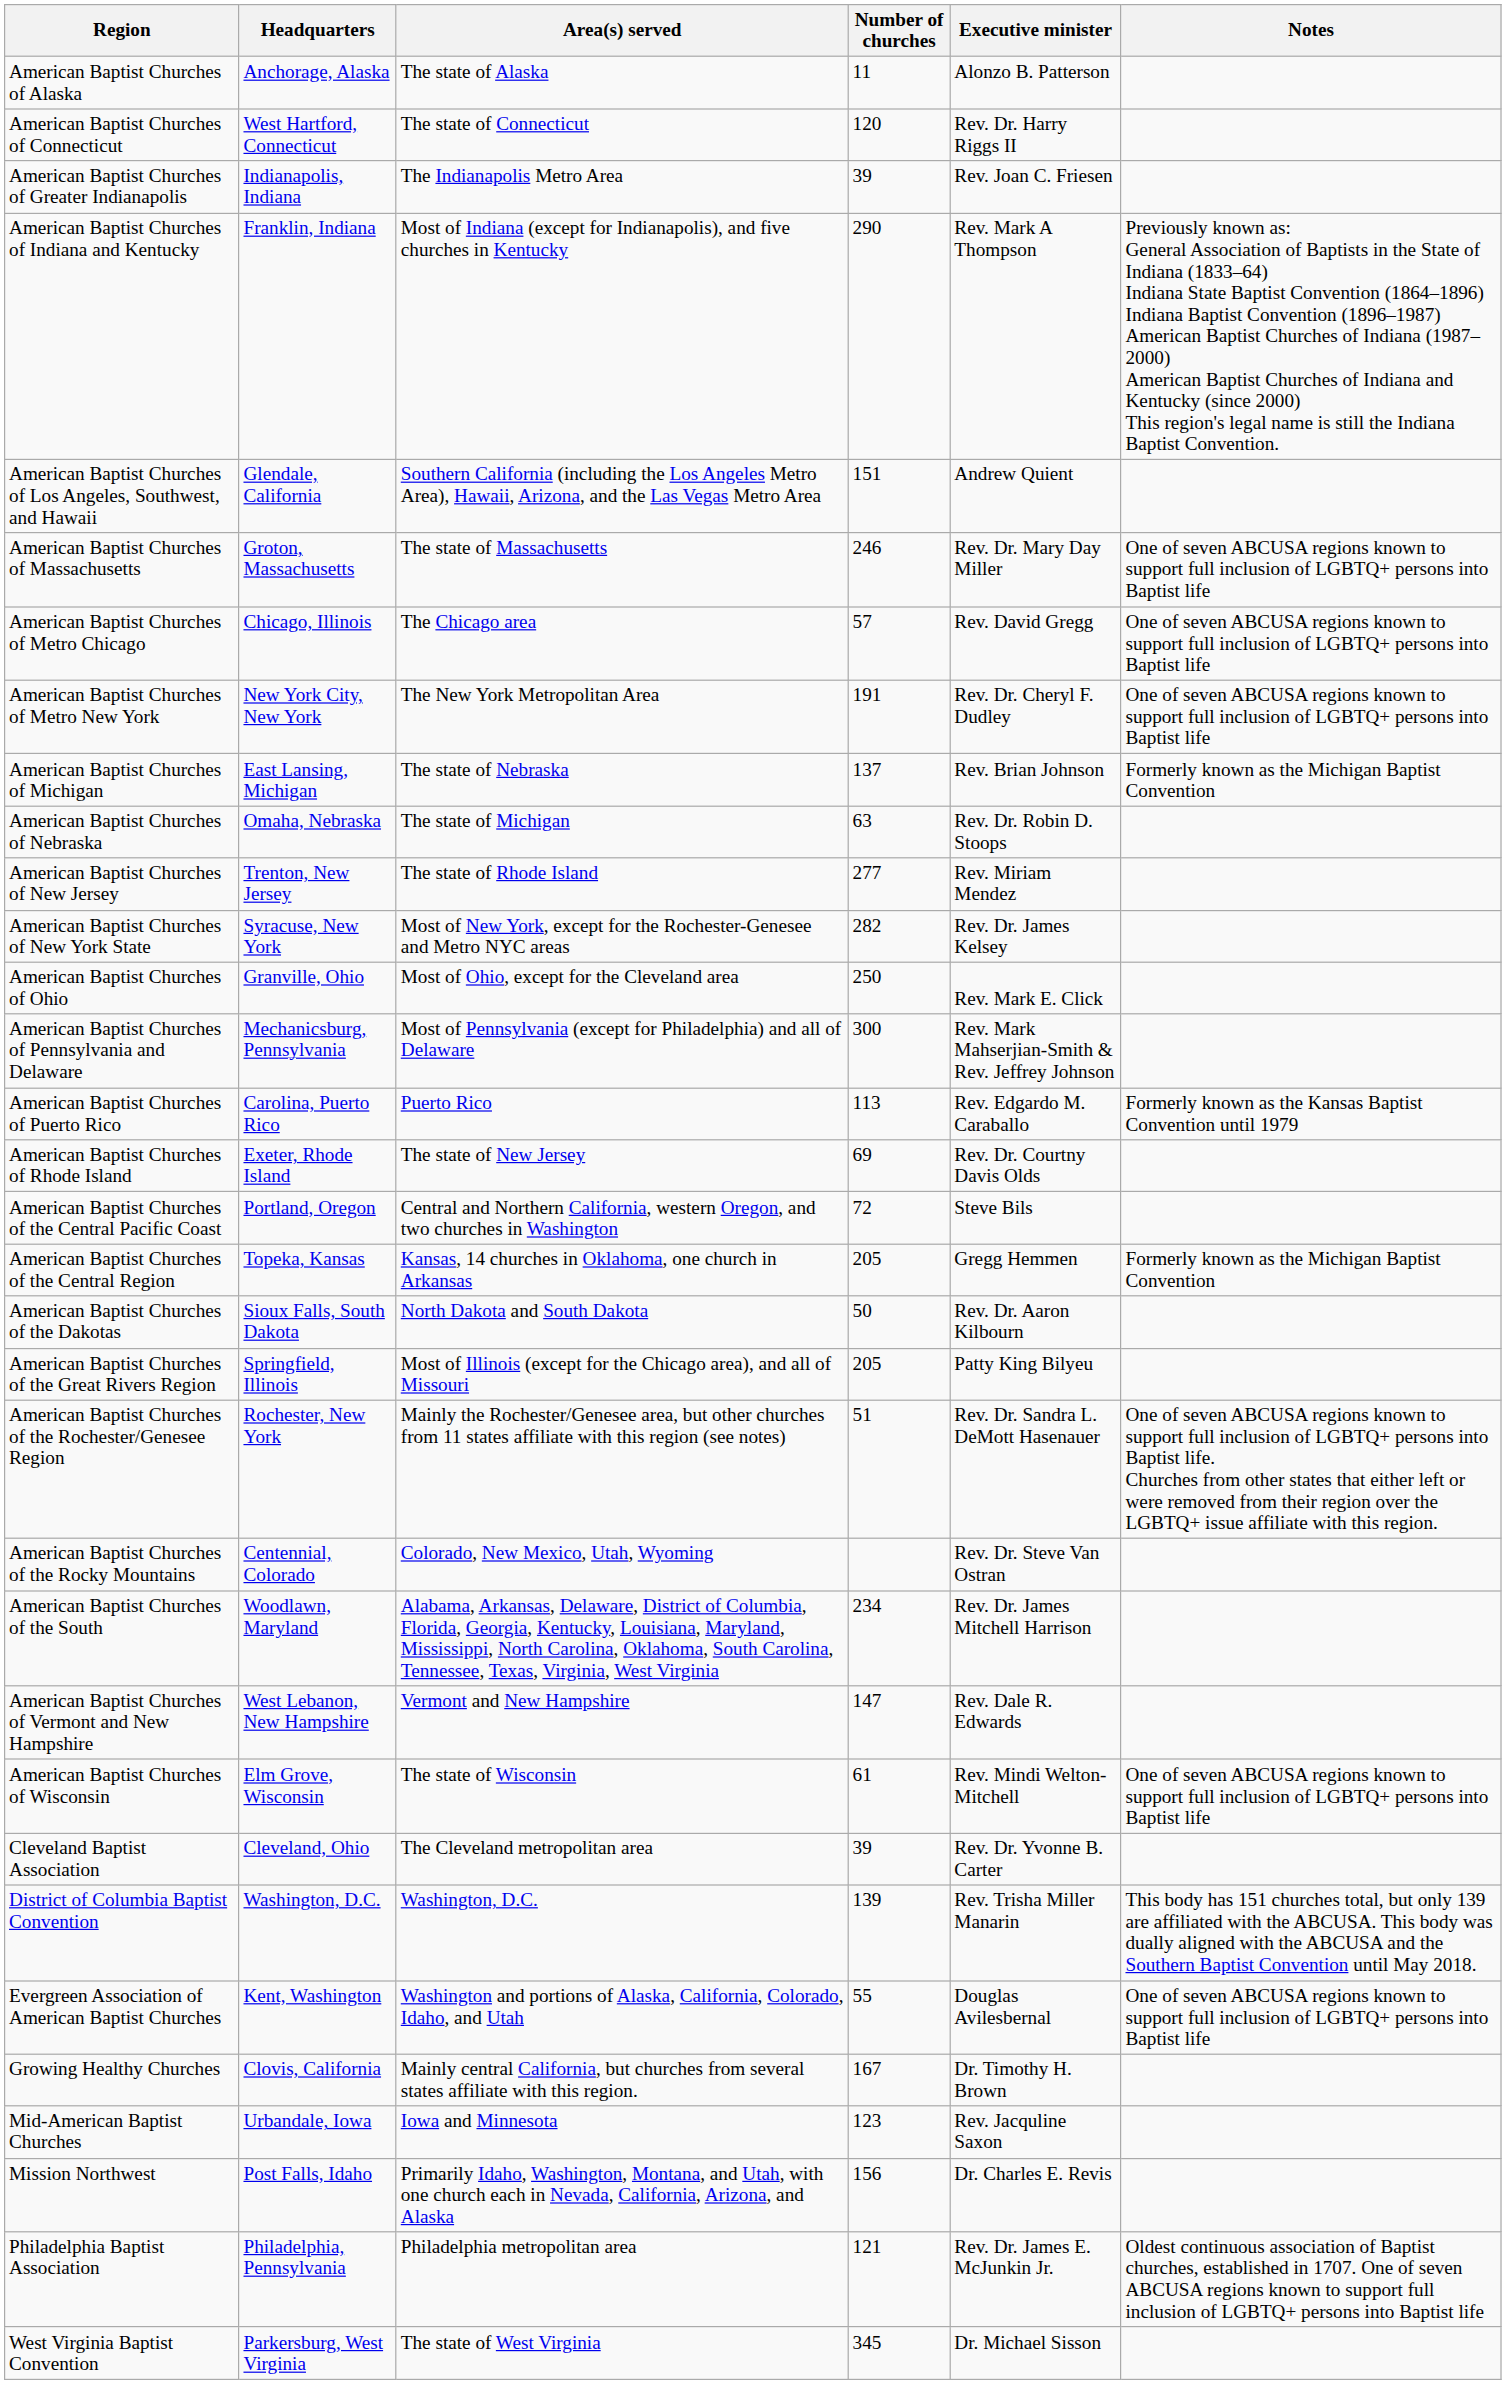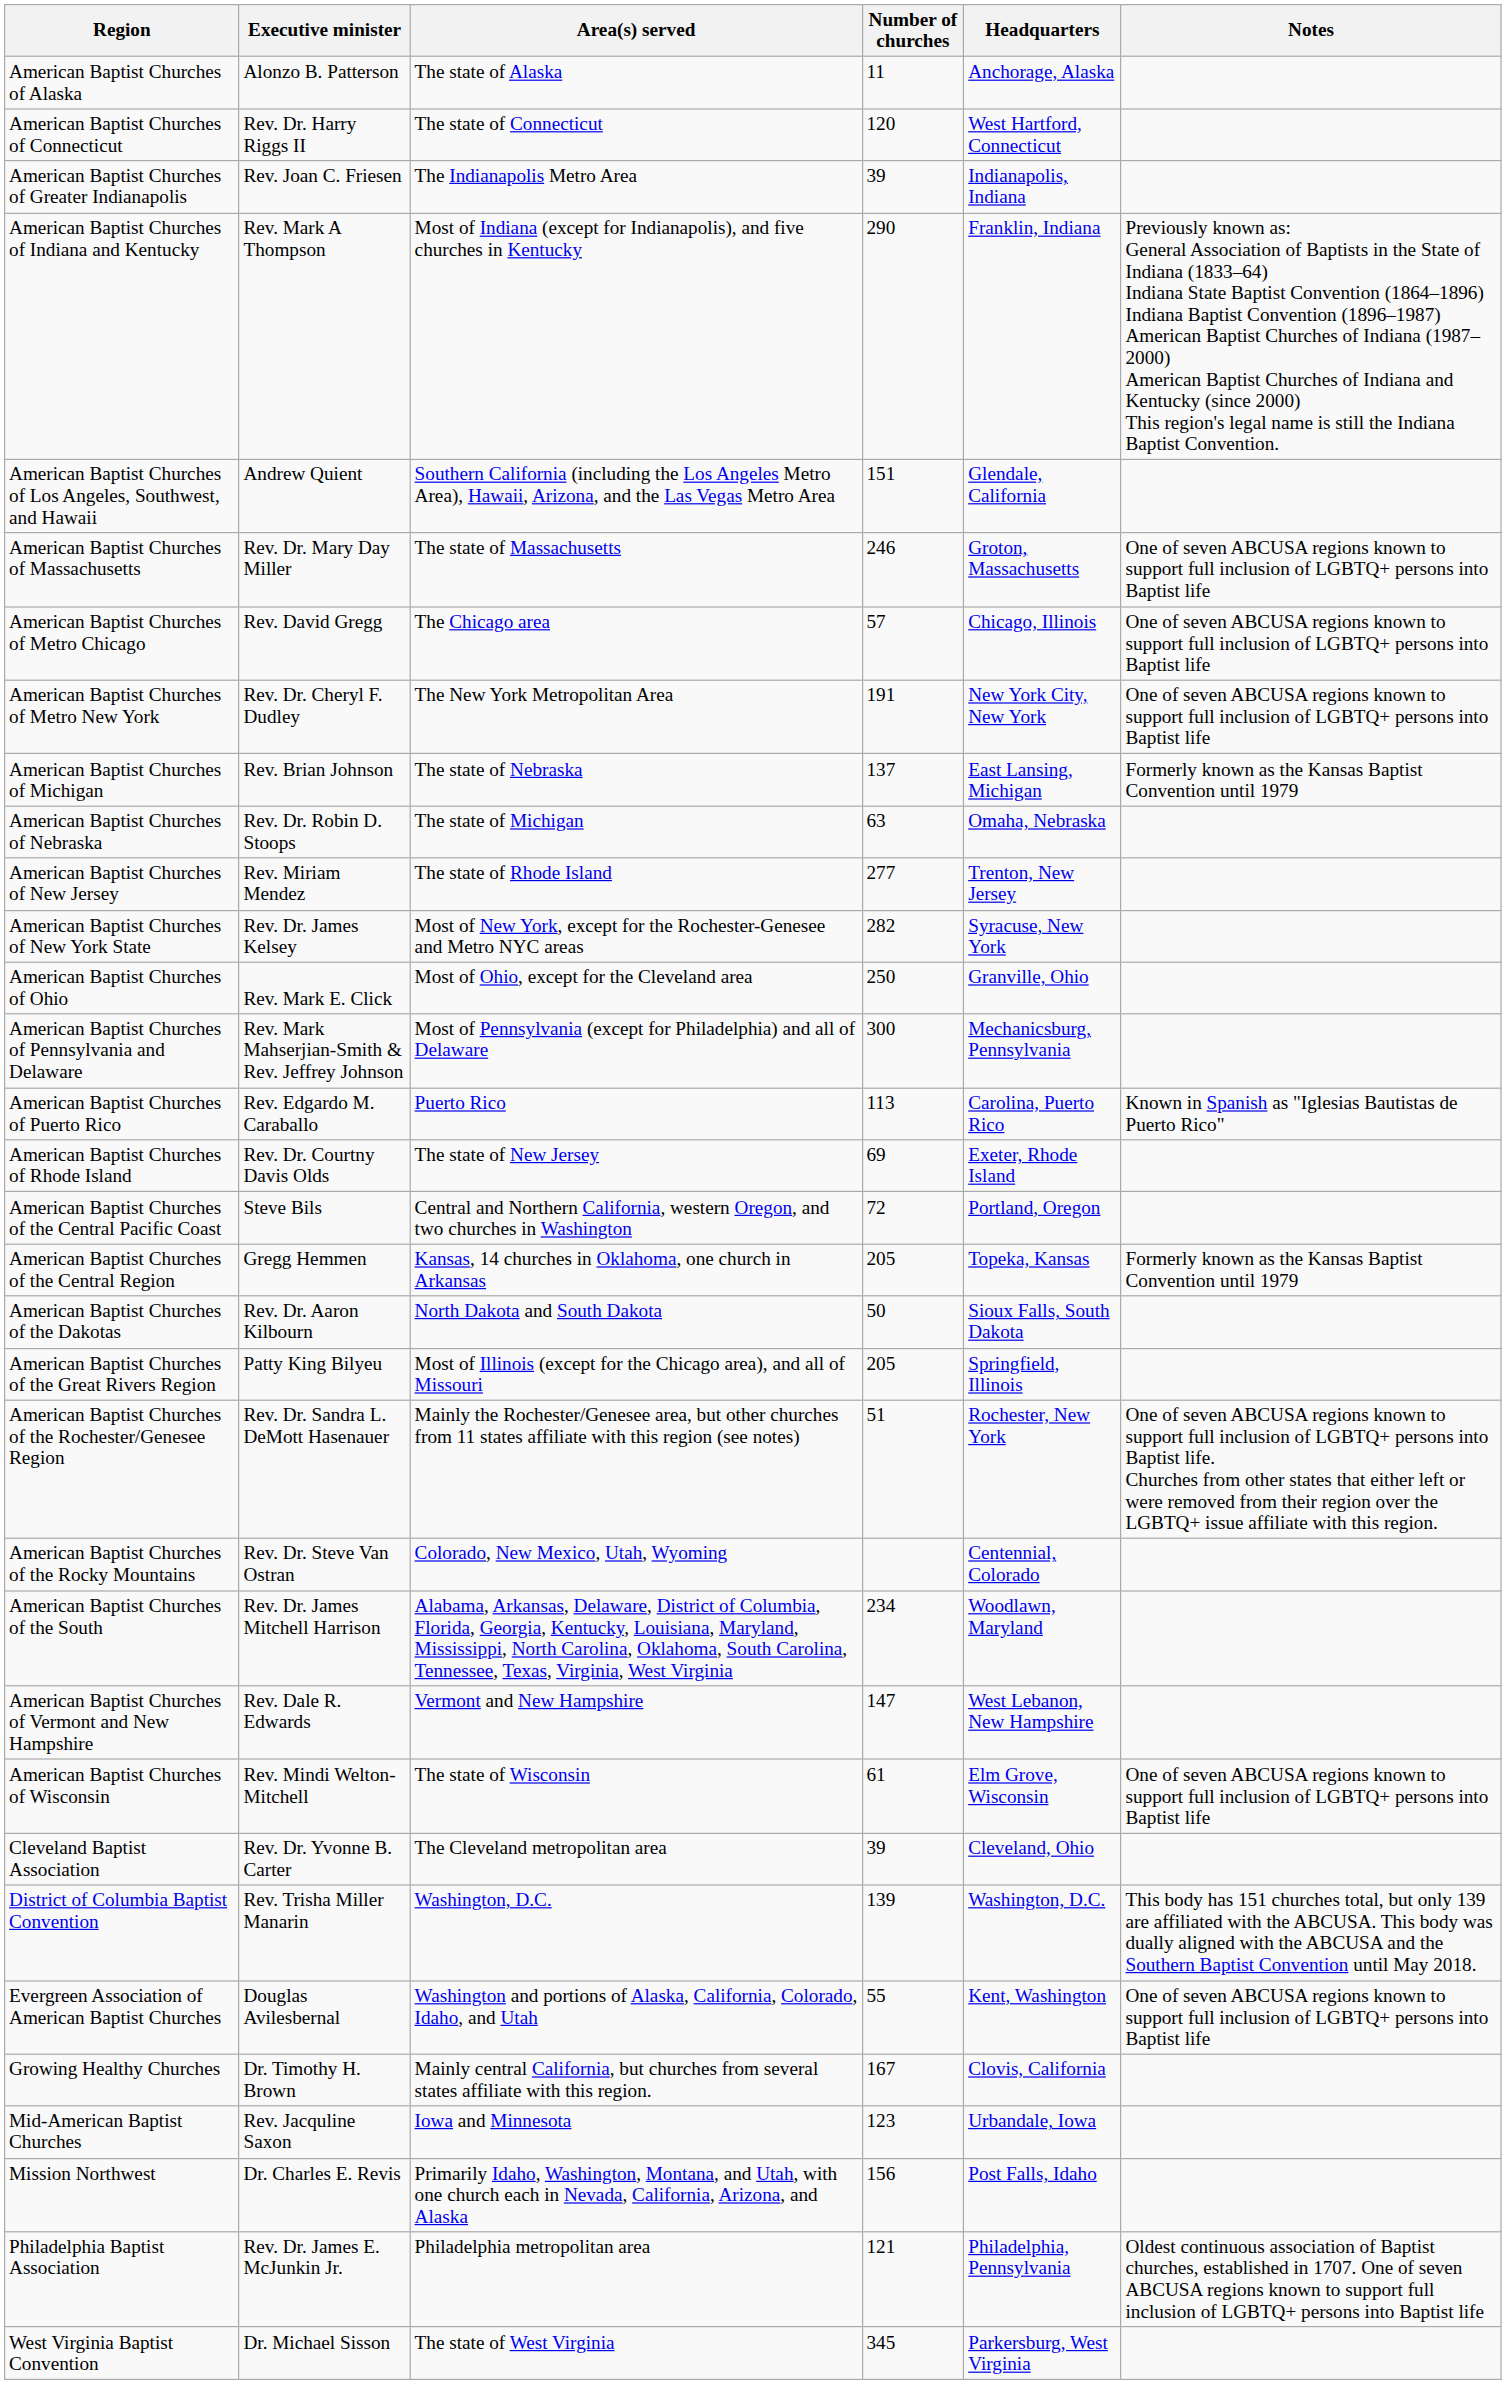columns swapped: (318, 30) <-> (1035, 30)
(1283, 779) Formerly known as the Michigan Baptist Convention -> (1274, 779) Formerly known as the Kansas Baptist Convention until 1979
(1274, 1113) Formerly known as the Kansas Baptist Convention until 1979 -> (1292, 1113) Known in Spanish as "Iglesias Bautistas de Puerto Rico"
(1283, 1269) Formerly known as the Michigan Baptist Convention -> (1274, 1269) Formerly known as the Kansas Baptist Convention until 1979
